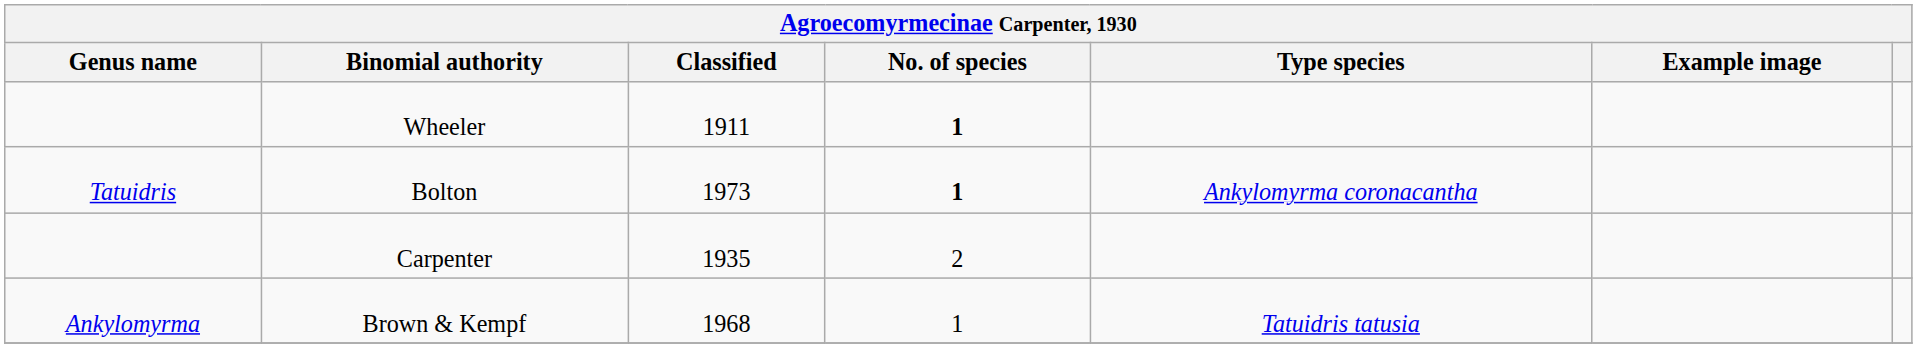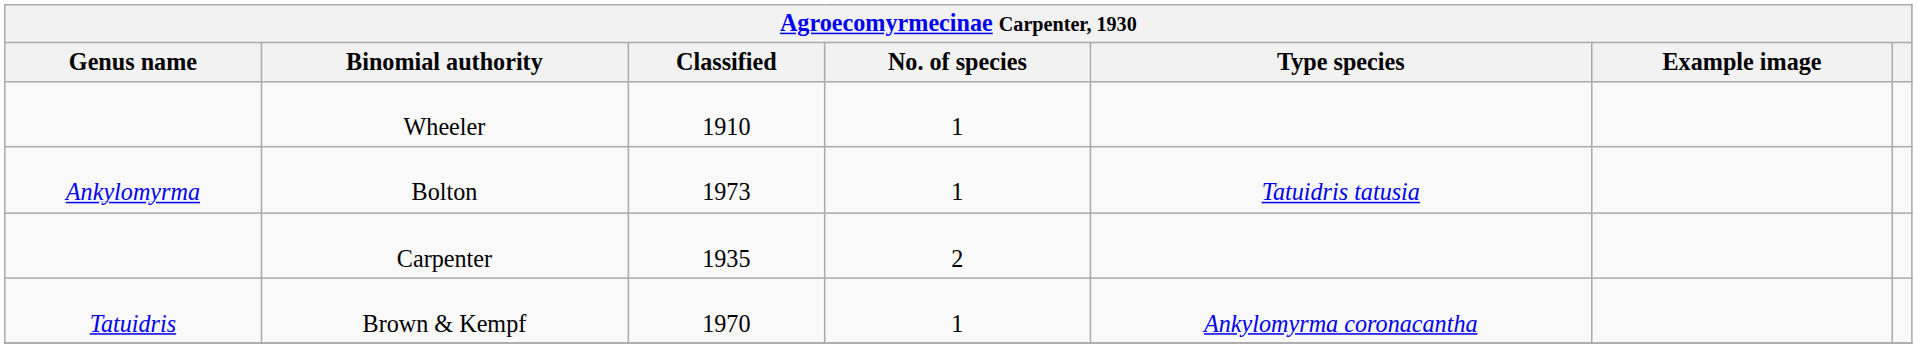(726, 127) 1911 -> (726, 127) 1910
(957, 127) bold -> (957, 127) normal
(133, 192) Tatuidris -> (133, 192) Ankylomyrma
(957, 192) bold -> (957, 192) normal
(1341, 192) Ankylomyrma coronacantha -> (1341, 192) Tatuidris tatusia
(133, 323) Ankylomyrma -> (133, 323) Tatuidris
(726, 323) 1968 -> (726, 323) 1970
(1341, 323) Tatuidris tatusia -> (1341, 323) Ankylomyrma coronacantha
